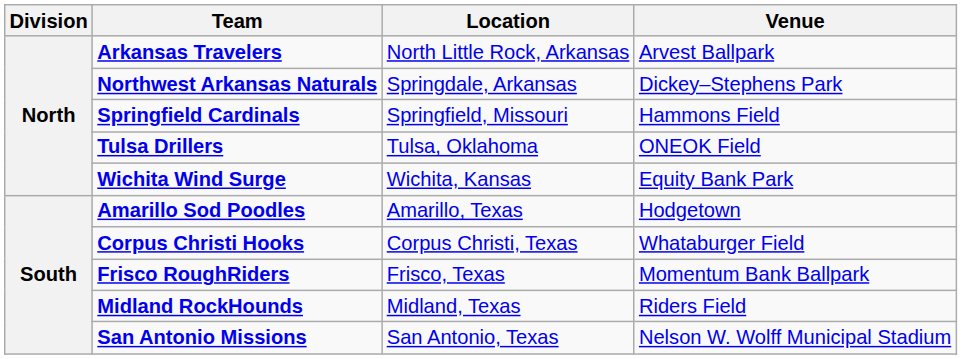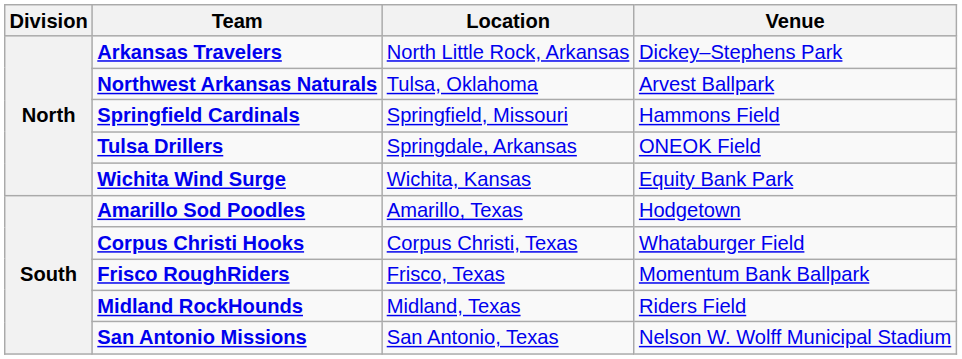(707, 52) Arvest Ballpark -> (741, 52) Dickey–Stephens Park
(482, 84) Springdale, Arkansas -> (462, 84) Tulsa, Oklahoma
(741, 84) Dickey–Stephens Park -> (707, 84) Arvest Ballpark
(462, 147) Tulsa, Oklahoma -> (482, 147) Springdale, Arkansas
